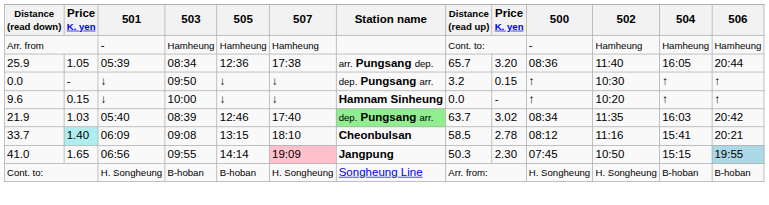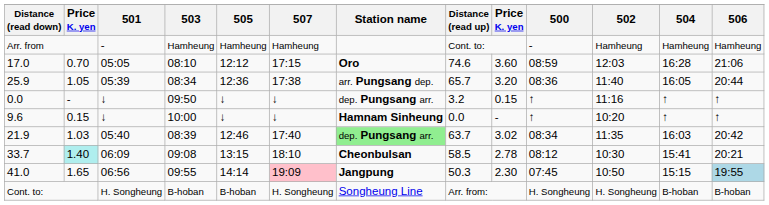+ row: (182, 63)
(610, 81) 10:30 -> (609, 99) 11:16
(609, 136) 11:16 -> (610, 154) 10:30
